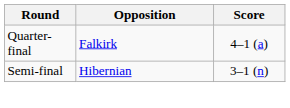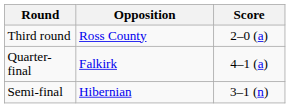+ row: (39, 35)
